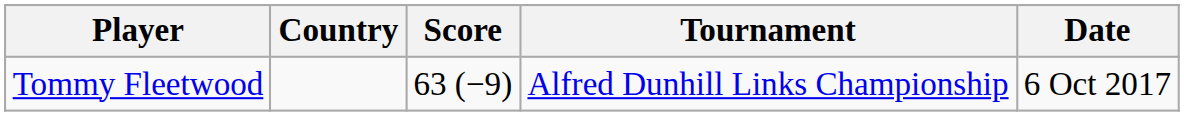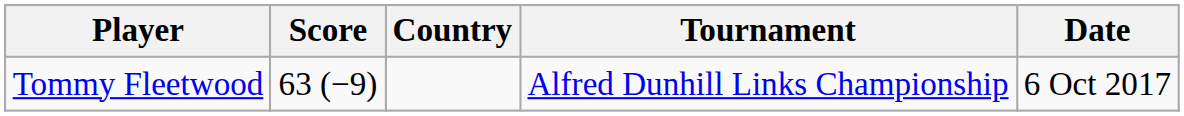columns swapped: (338, 30) <-> (463, 30)
